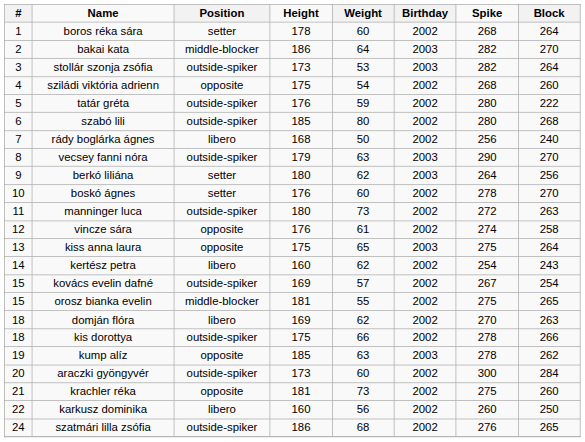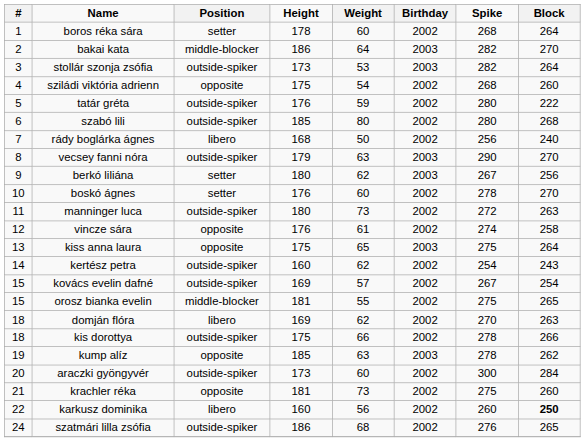(487, 175) 264 -> (487, 175) 267
(222, 265) libero -> (222, 265) outside-spiker
(549, 409) normal -> (549, 409) bold
